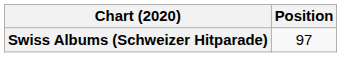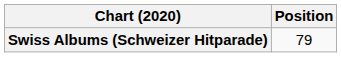(304, 39) 97 -> (304, 39) 79
